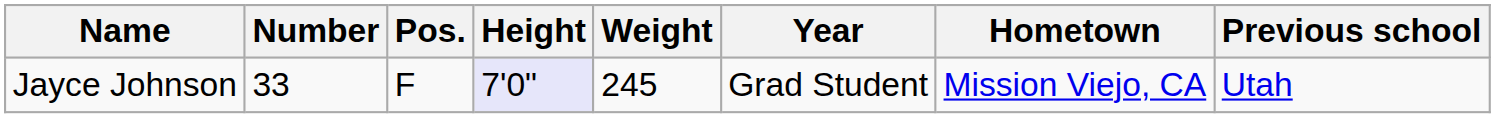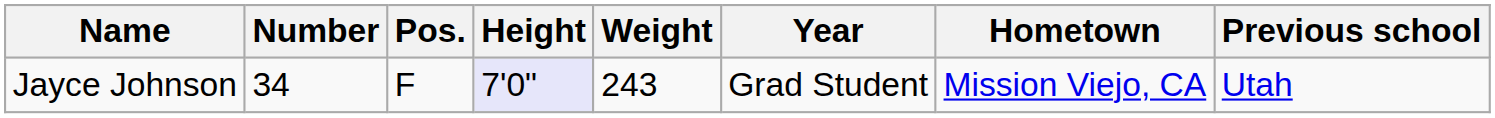(271, 84) 33 -> (271, 84) 34
(629, 84) 245 -> (629, 84) 243
